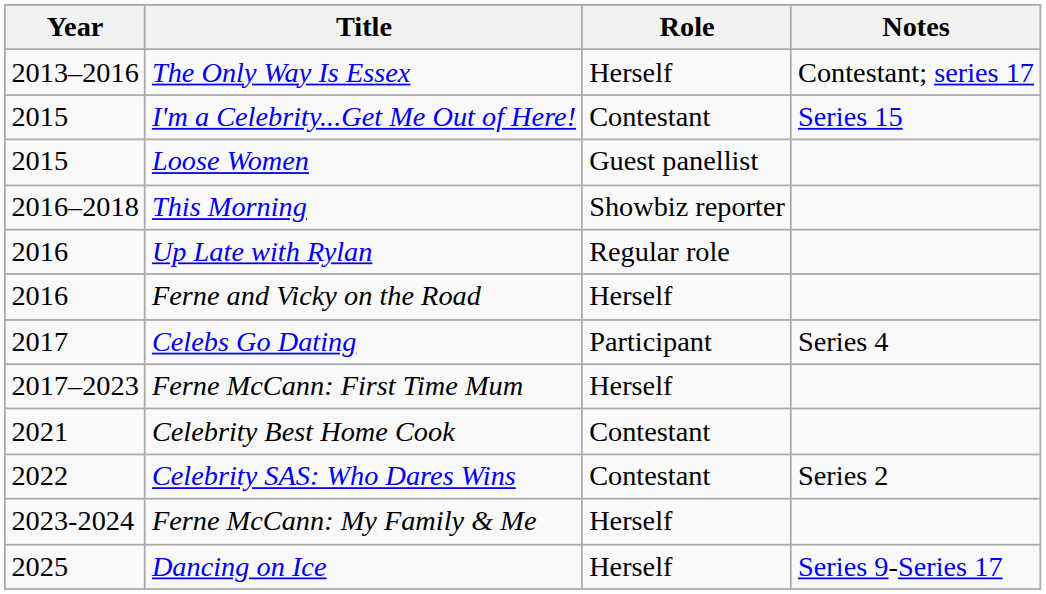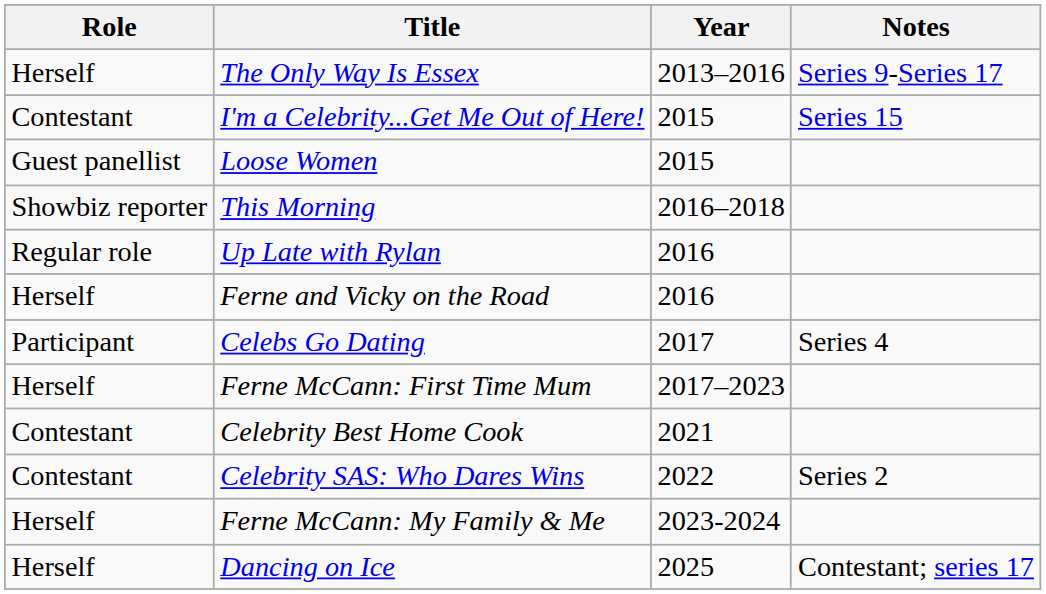columns swapped: (75, 26) <-> (687, 26)
(916, 71) Contestant; series 17 -> (900, 71) Series 9-Series 17
(900, 565) Series 9-Series 17 -> (916, 565) Contestant; series 17
